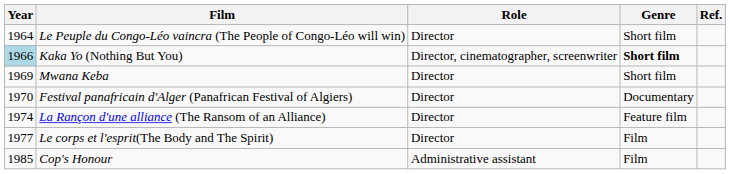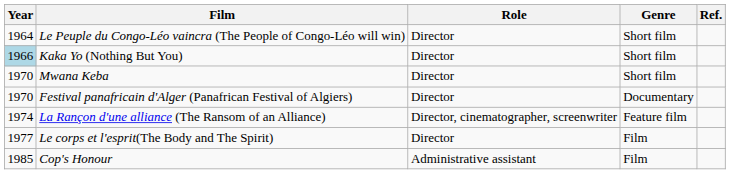(514, 55) Director, cinematographer, screenwriter -> (433, 55) Director
(651, 55) bold -> (650, 55) normal
(20, 76) 1969 -> (20, 76) 1970
(433, 117) Director -> (514, 117) Director, cinematographer, screenwriter
